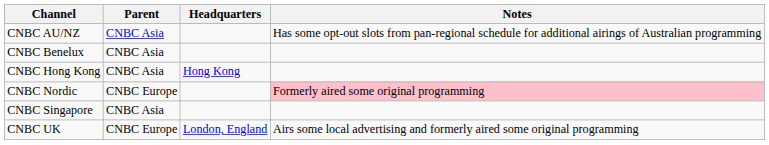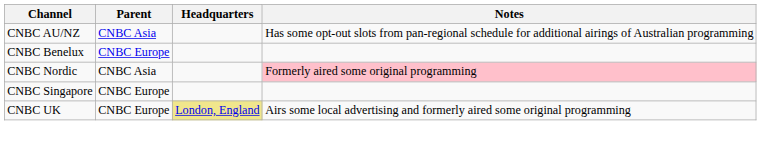(135, 52) CNBC Asia -> (134, 52) CNBC Europe
- row: (54, 71)
(142, 91) CNBC Europe -> (127, 71) CNBC Asia
(135, 110) CNBC Asia -> (134, 91) CNBC Europe
(225, 129) no background -> (217, 110) khaki background
